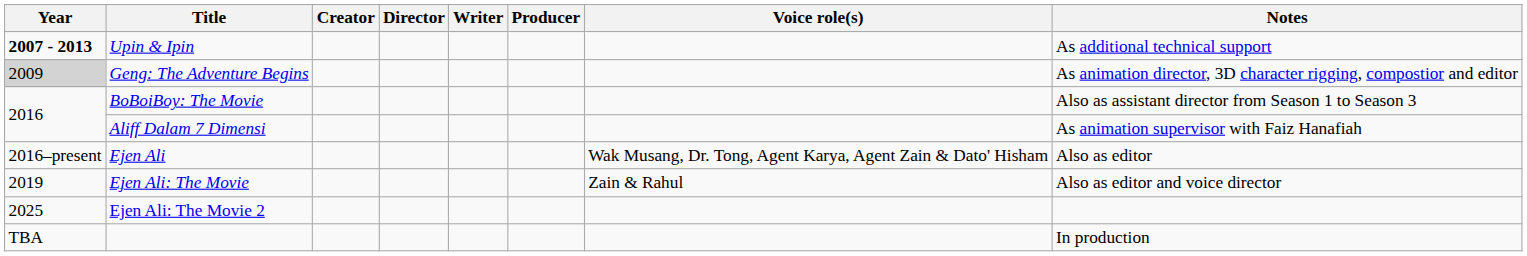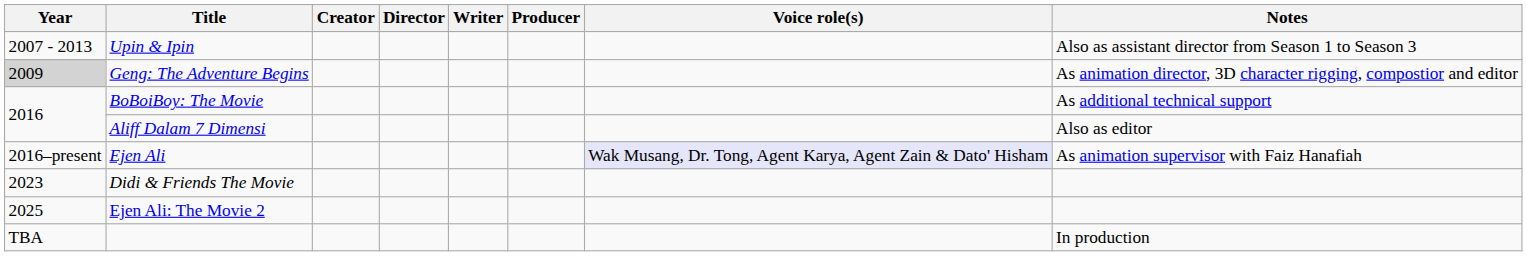(50, 45) bold -> (50, 45) normal
(1164, 45) As additional technical support -> (1236, 45) Also as assistant director from Season 1 to Season 3
(1236, 100) Also as assistant director from Season 1 to Season 3 -> (1164, 100) As additional technical support
(1209, 127) As animation supervisor with Faiz Hanafiah -> (1104, 127) Also as editor
(818, 155) no background -> (818, 155) lavender background
(1104, 155) Also as editor -> (1209, 155) As animation supervisor with Faiz Hanafiah
- row: (179, 182)
+ row: (202, 182)
